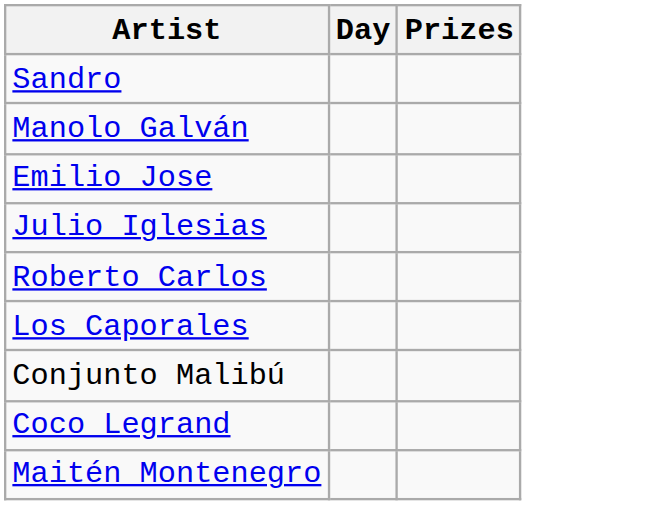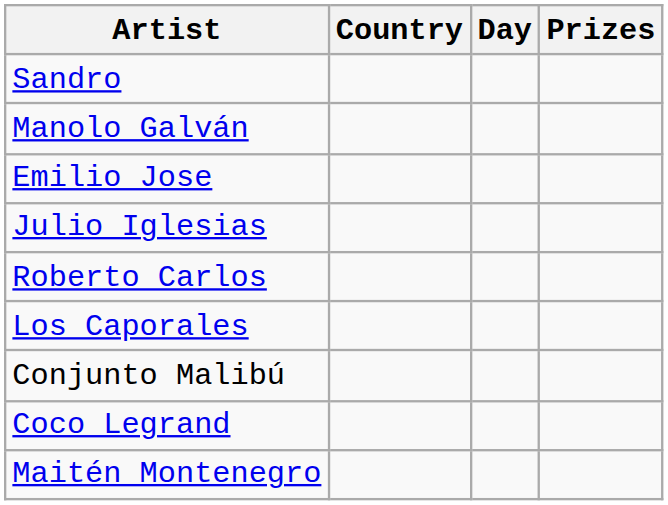+ column: (399, 30)
